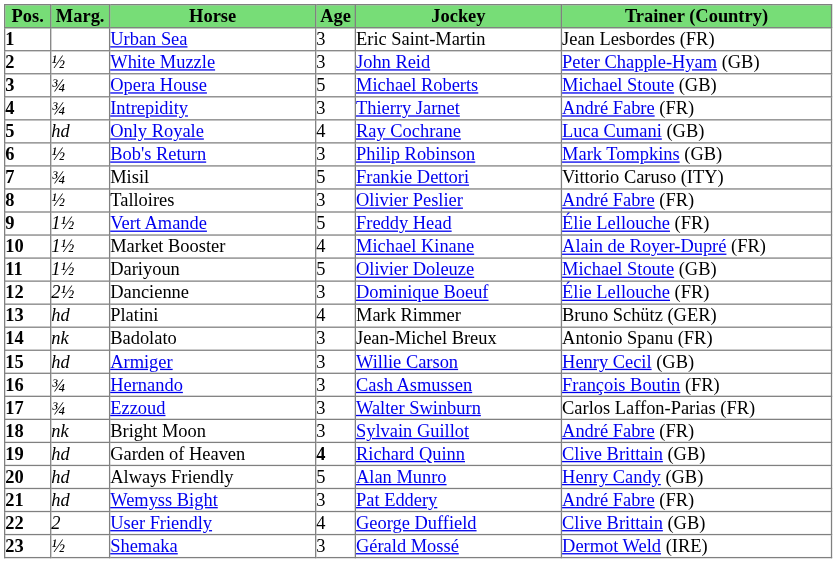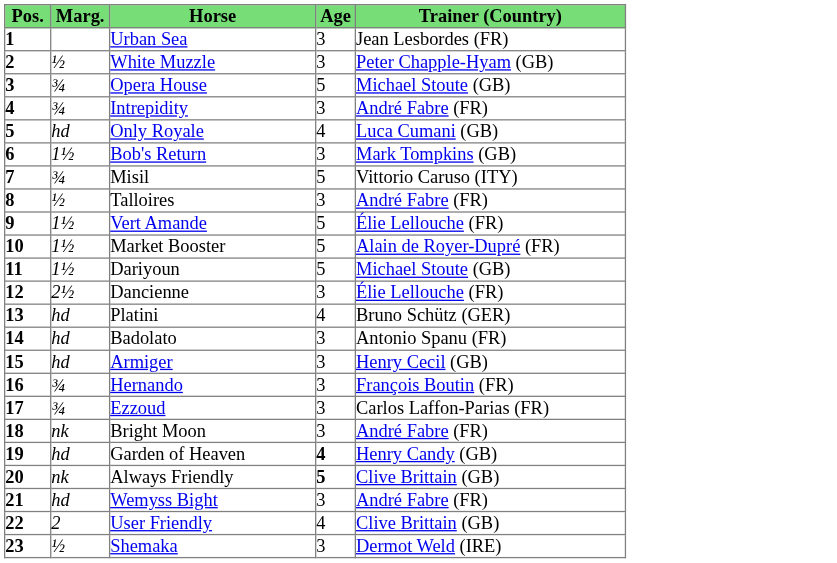- column: (458, 16)
(58, 154) ½ -> (63, 154) 1½
(321, 246) 4 -> (321, 246) 5
(60, 338) nk -> (61, 338) hd
(634, 453) Clive Brittain (GB) -> (427, 453) Henry Candy (GB)
(61, 476) hd -> (60, 476) nk
(321, 476) normal -> (321, 476) bold
(633, 476) Henry Candy (GB) -> (428, 476) Clive Brittain (GB)
